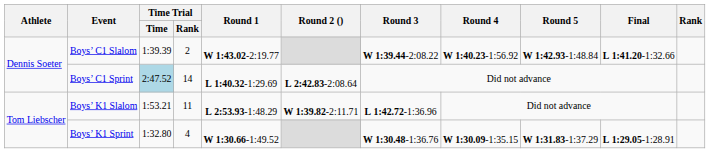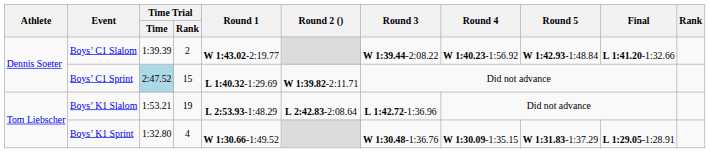(188, 78) 14 -> (188, 78) 15
(321, 84) L 2:42.83-2:08.64 -> (321, 84) W 1:39.82-2:11.71
(188, 106) 11 -> (188, 106) 19
(321, 112) W 1:39.82-2:11.71 -> (321, 112) L 2:42.83-2:08.64
